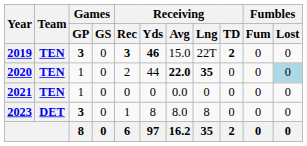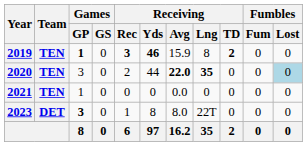(81, 53) 3 -> (81, 53) 1
(180, 53) 15.0 -> (180, 53) 15.9
(207, 53) 22T -> (207, 53) 8
(81, 72) 1 -> (81, 72) 3
(207, 111) 8 -> (207, 111) 22T
